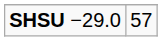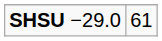(141, 20) 57 -> (141, 20) 61
